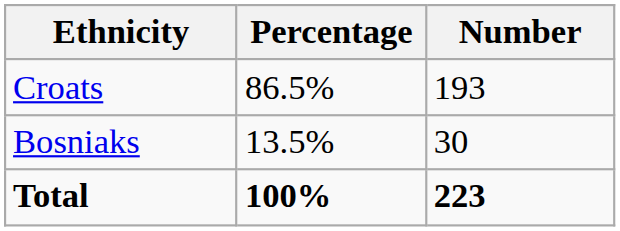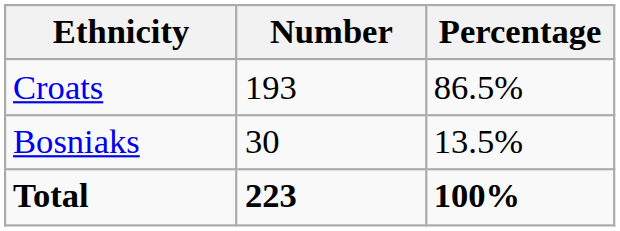columns swapped: (520, 31) <-> (331, 31)
